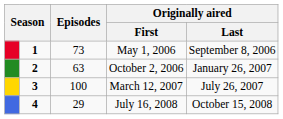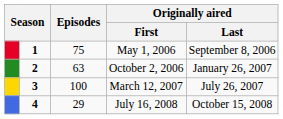(78, 50) 73 -> (78, 50) 75
